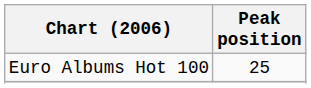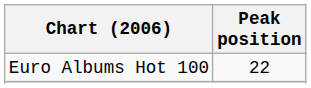(259, 68) 25 -> (259, 68) 22
